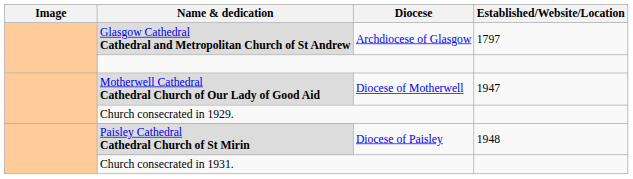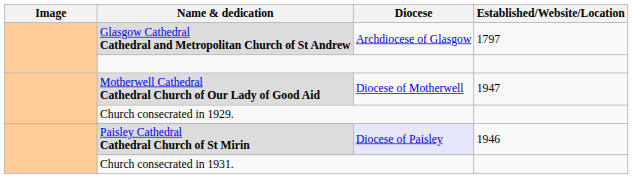(399, 139) no background -> (399, 139) lavender background
(488, 139) 1948 -> (488, 139) 1946
